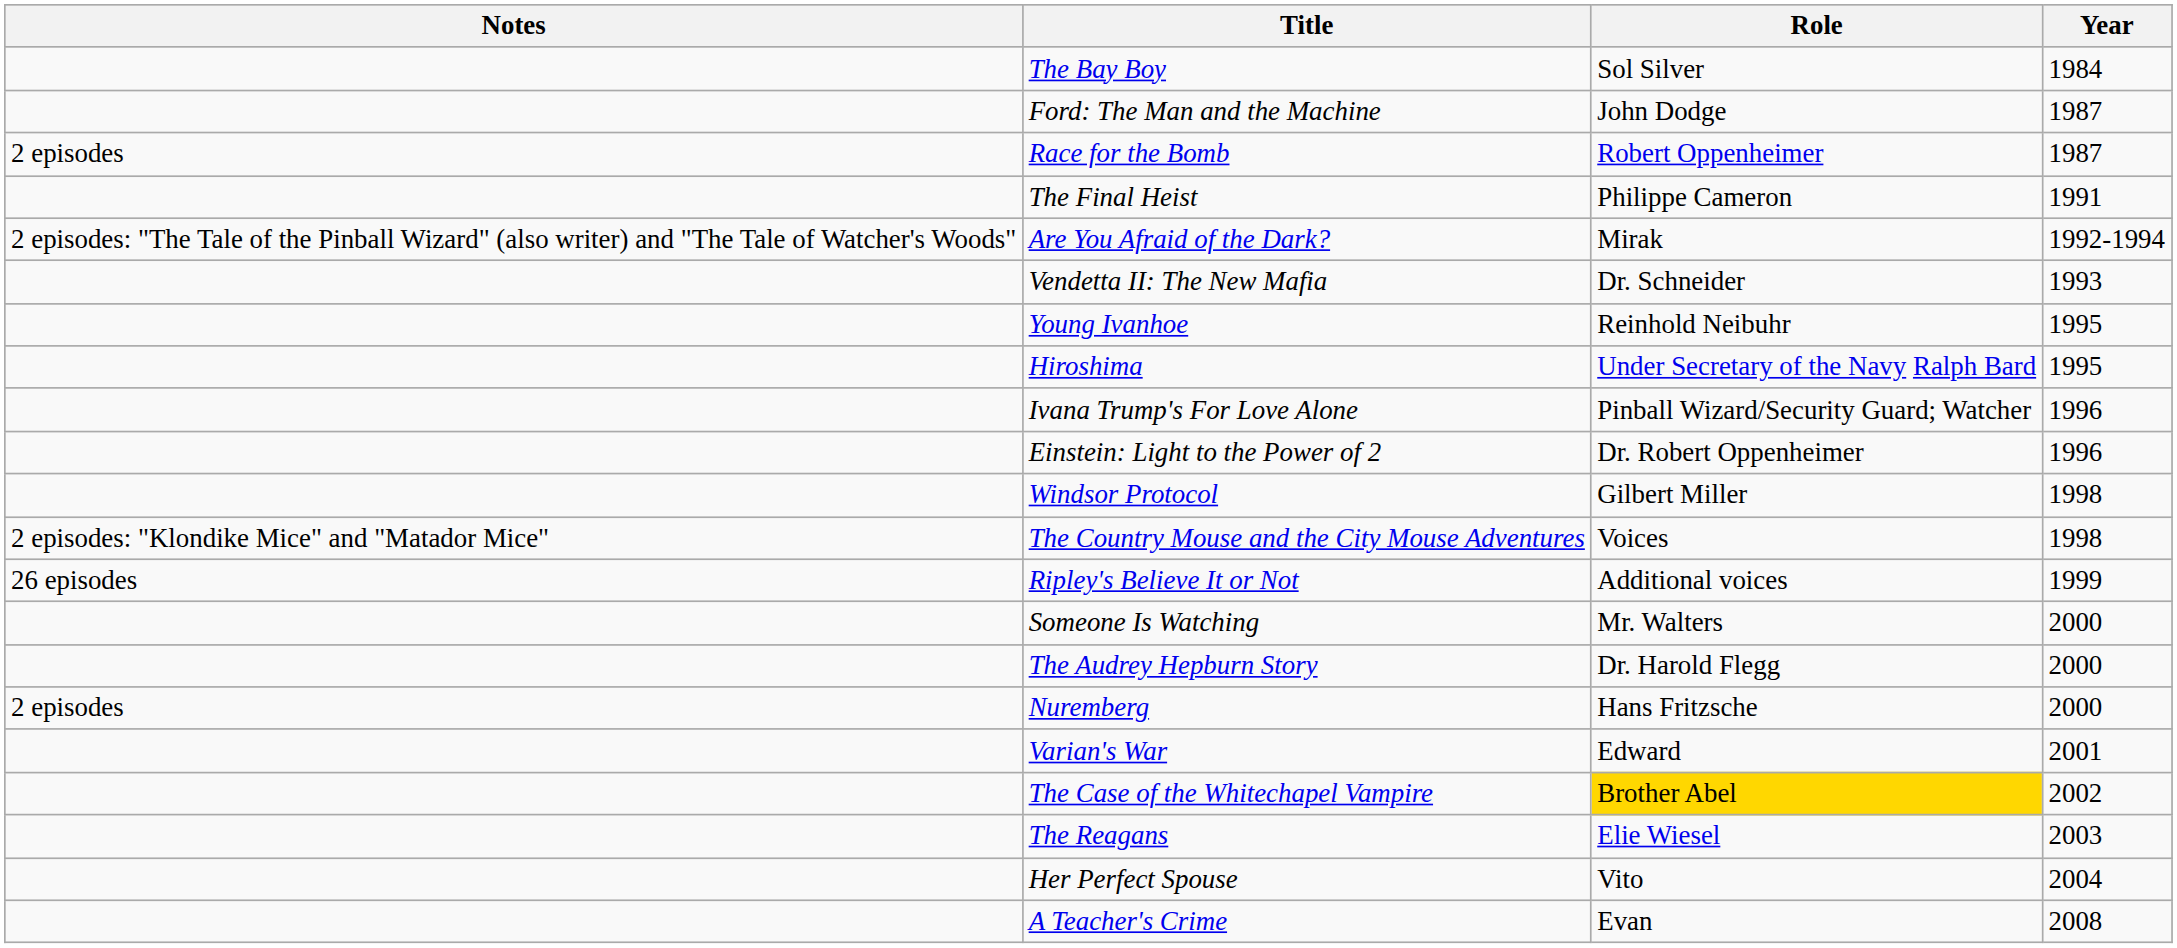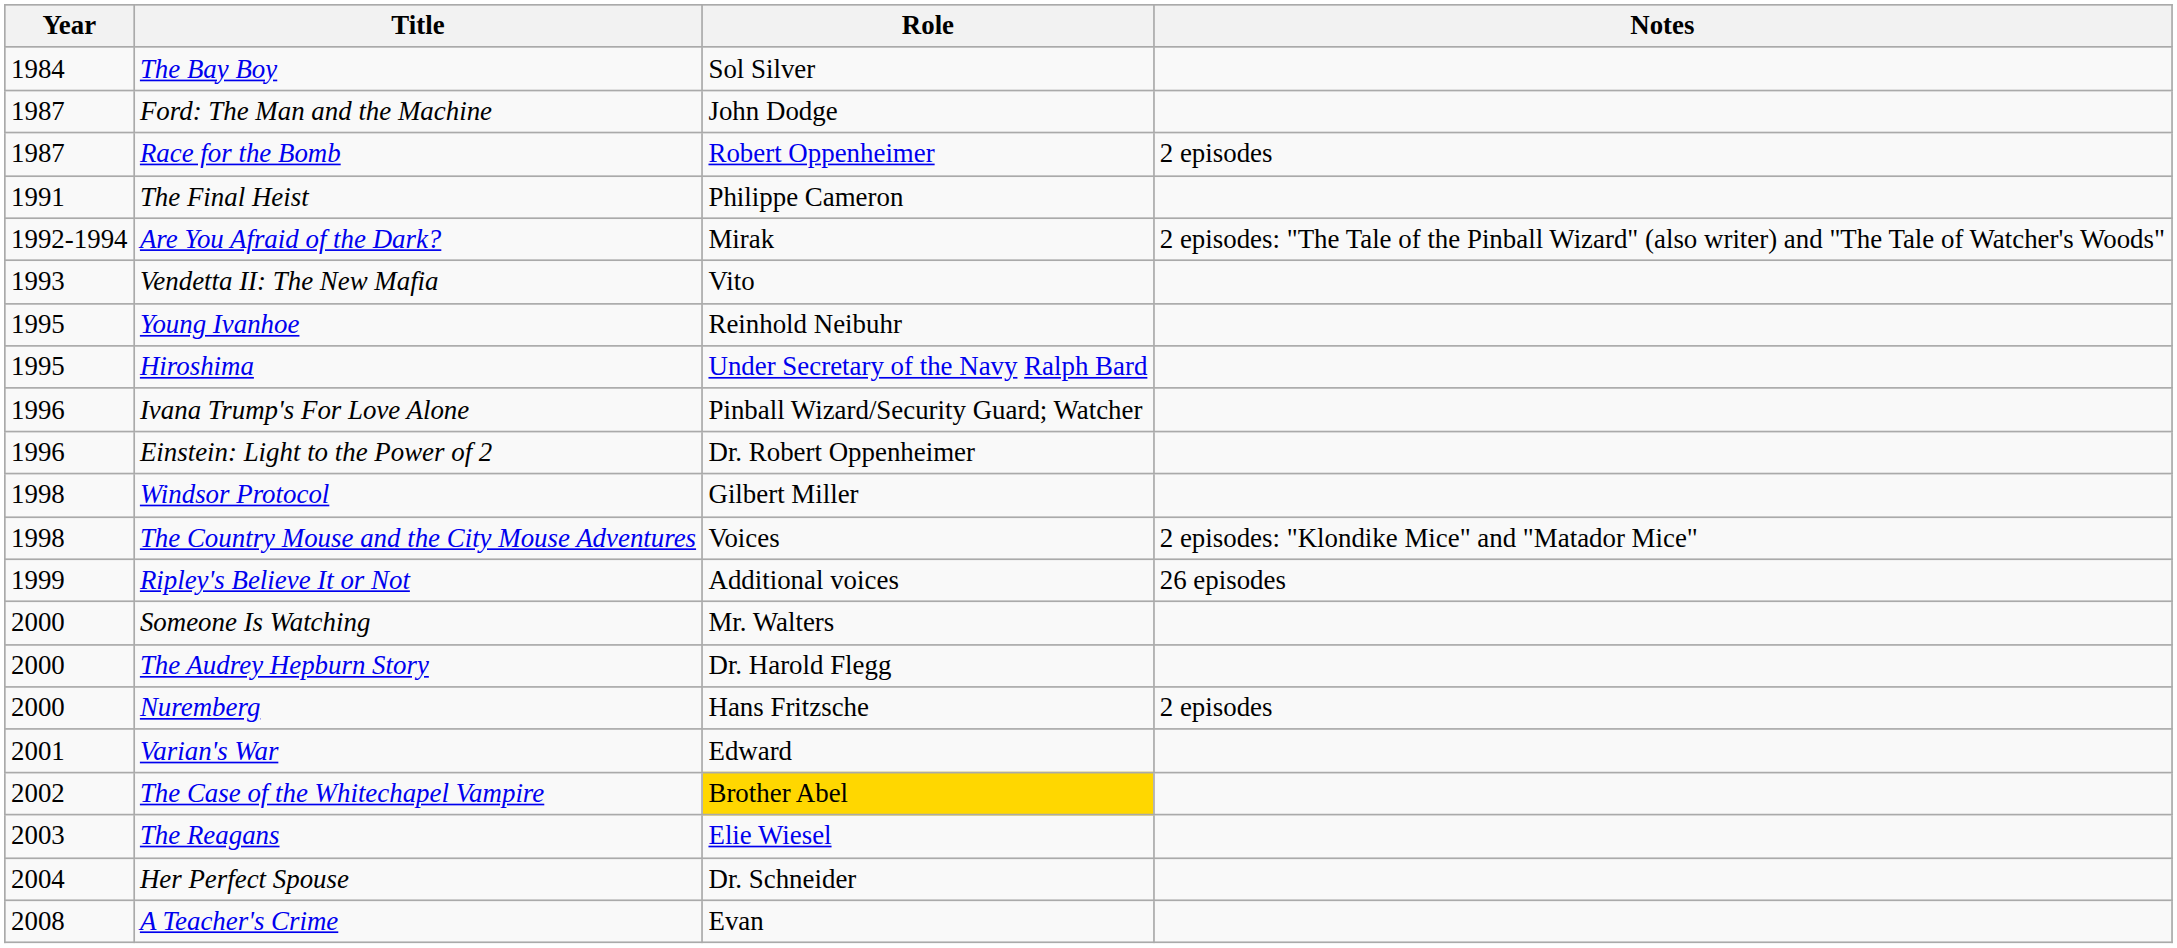columns swapped: (2107, 25) <-> (514, 25)
(1671, 281) Dr. Schneider -> (732, 281) Vito
(1620, 878) Vito -> (782, 878) Dr. Schneider
